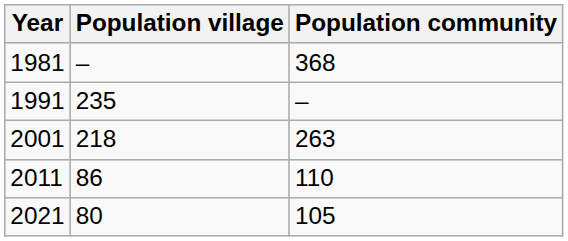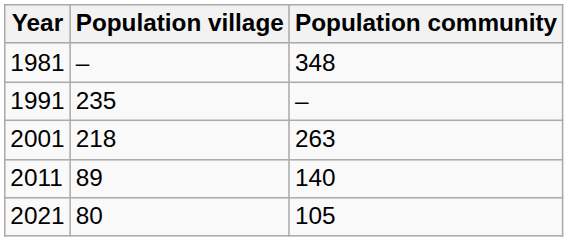(315, 62) 368 -> (315, 62) 348
(89, 178) 86 -> (89, 178) 89
(314, 178) 110 -> (315, 178) 140
